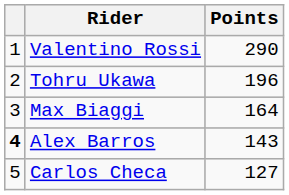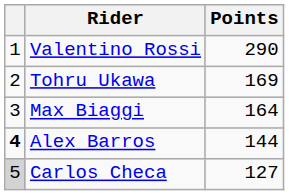(262, 82) 196 -> (262, 82) 169
(262, 143) 143 -> (262, 143) 144
(15, 174) no background -> (15, 174) lightgrey background
